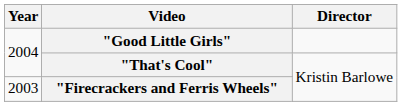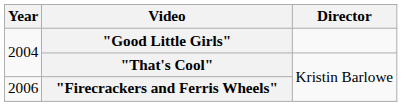(23, 88) 2003 -> (23, 88) 2006
